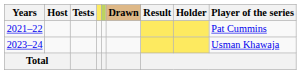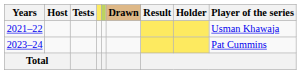(239, 28) Pat Cummins -> (245, 28) Usman Khawaja
(245, 45) Usman Khawaja -> (239, 45) Pat Cummins
